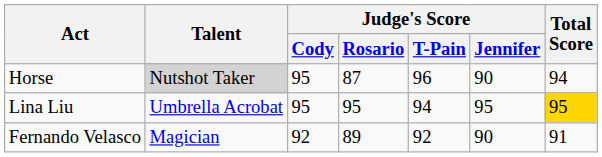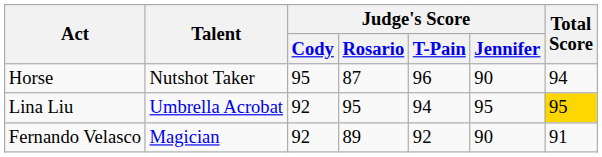(202, 78) lightgrey background -> (202, 78) no background
(301, 107) 95 -> (301, 107) 92
